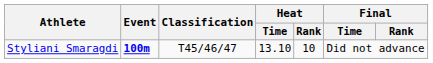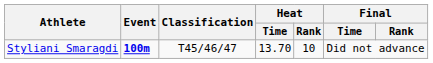(275, 49) 13.10 -> (275, 49) 13.70
